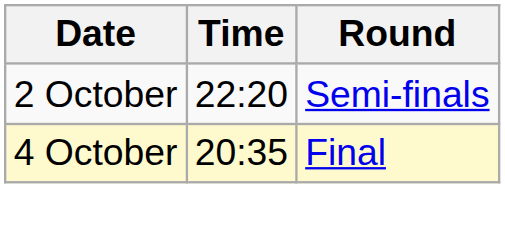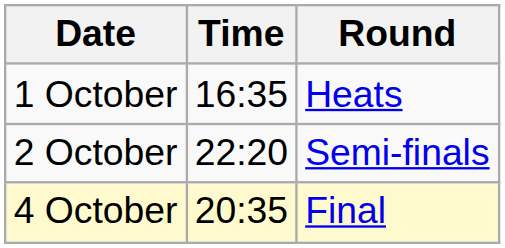+ row: (96, 93)
